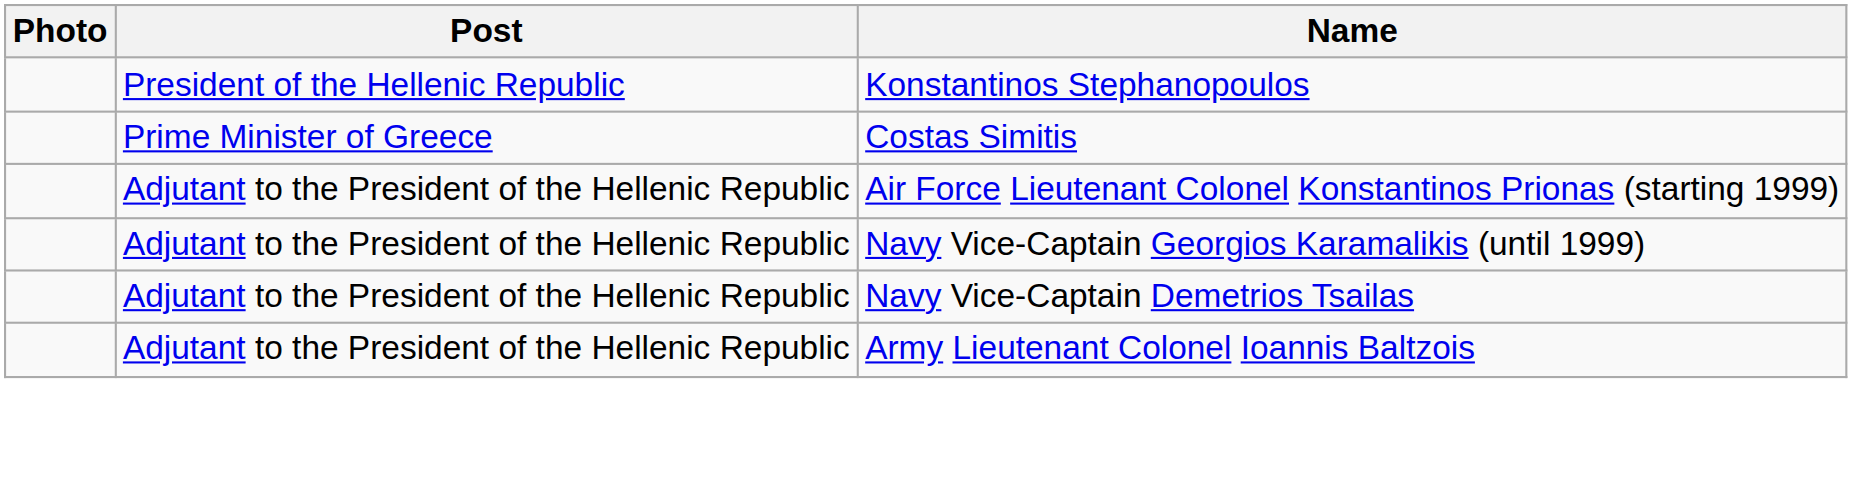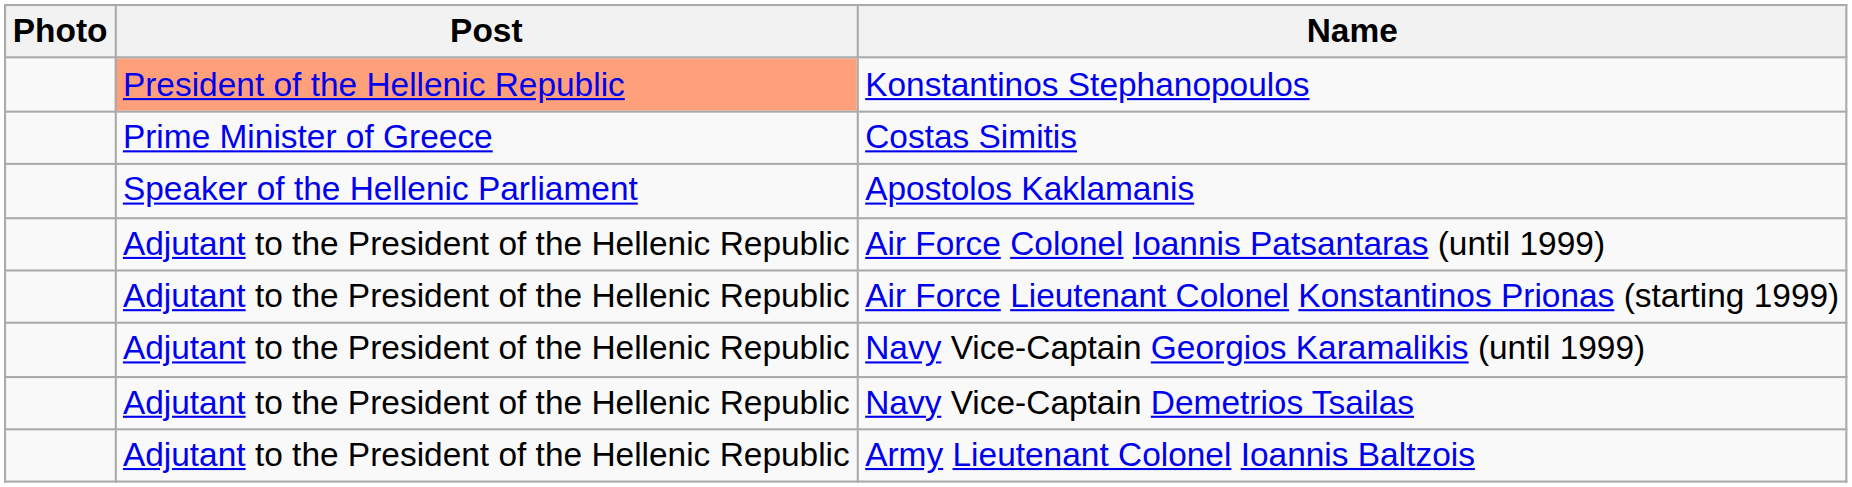(374, 84) no background -> (374, 84) lightsalmon background
+ row: (1030, 190)
+ row: (1235, 243)
